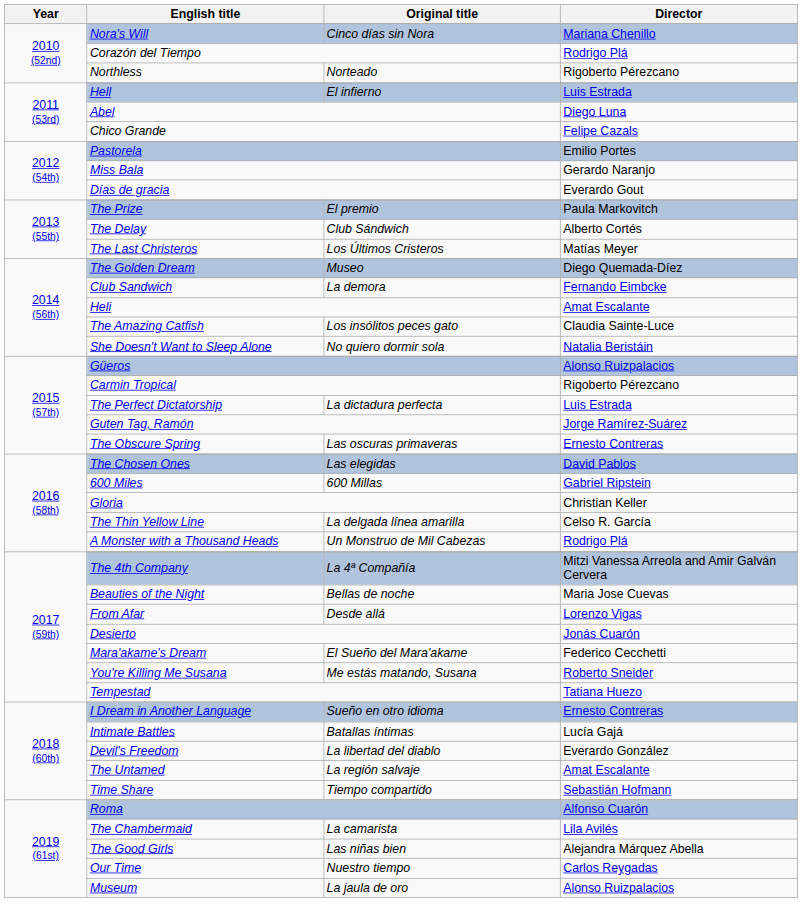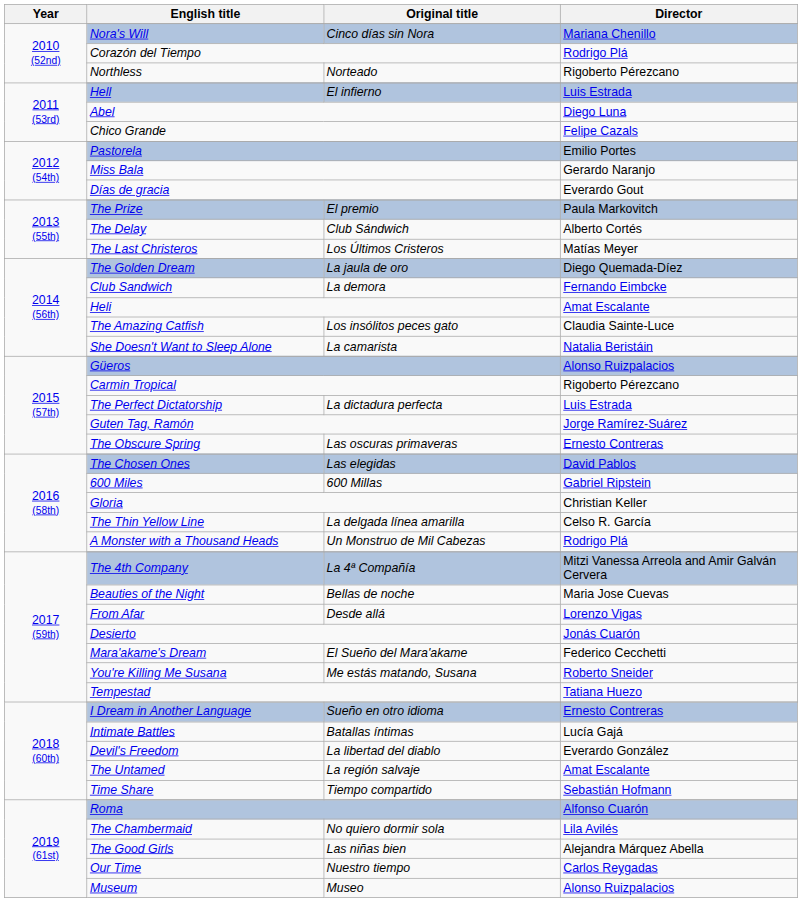(345, 268) Museo -> (367, 268) La jaula de oro
(385, 346) No quiero dormir sola -> (362, 346) La camarista
(362, 829) La camarista -> (385, 829) No quiero dormir sola
(367, 887) La jaula de oro -> (345, 887) Museo
